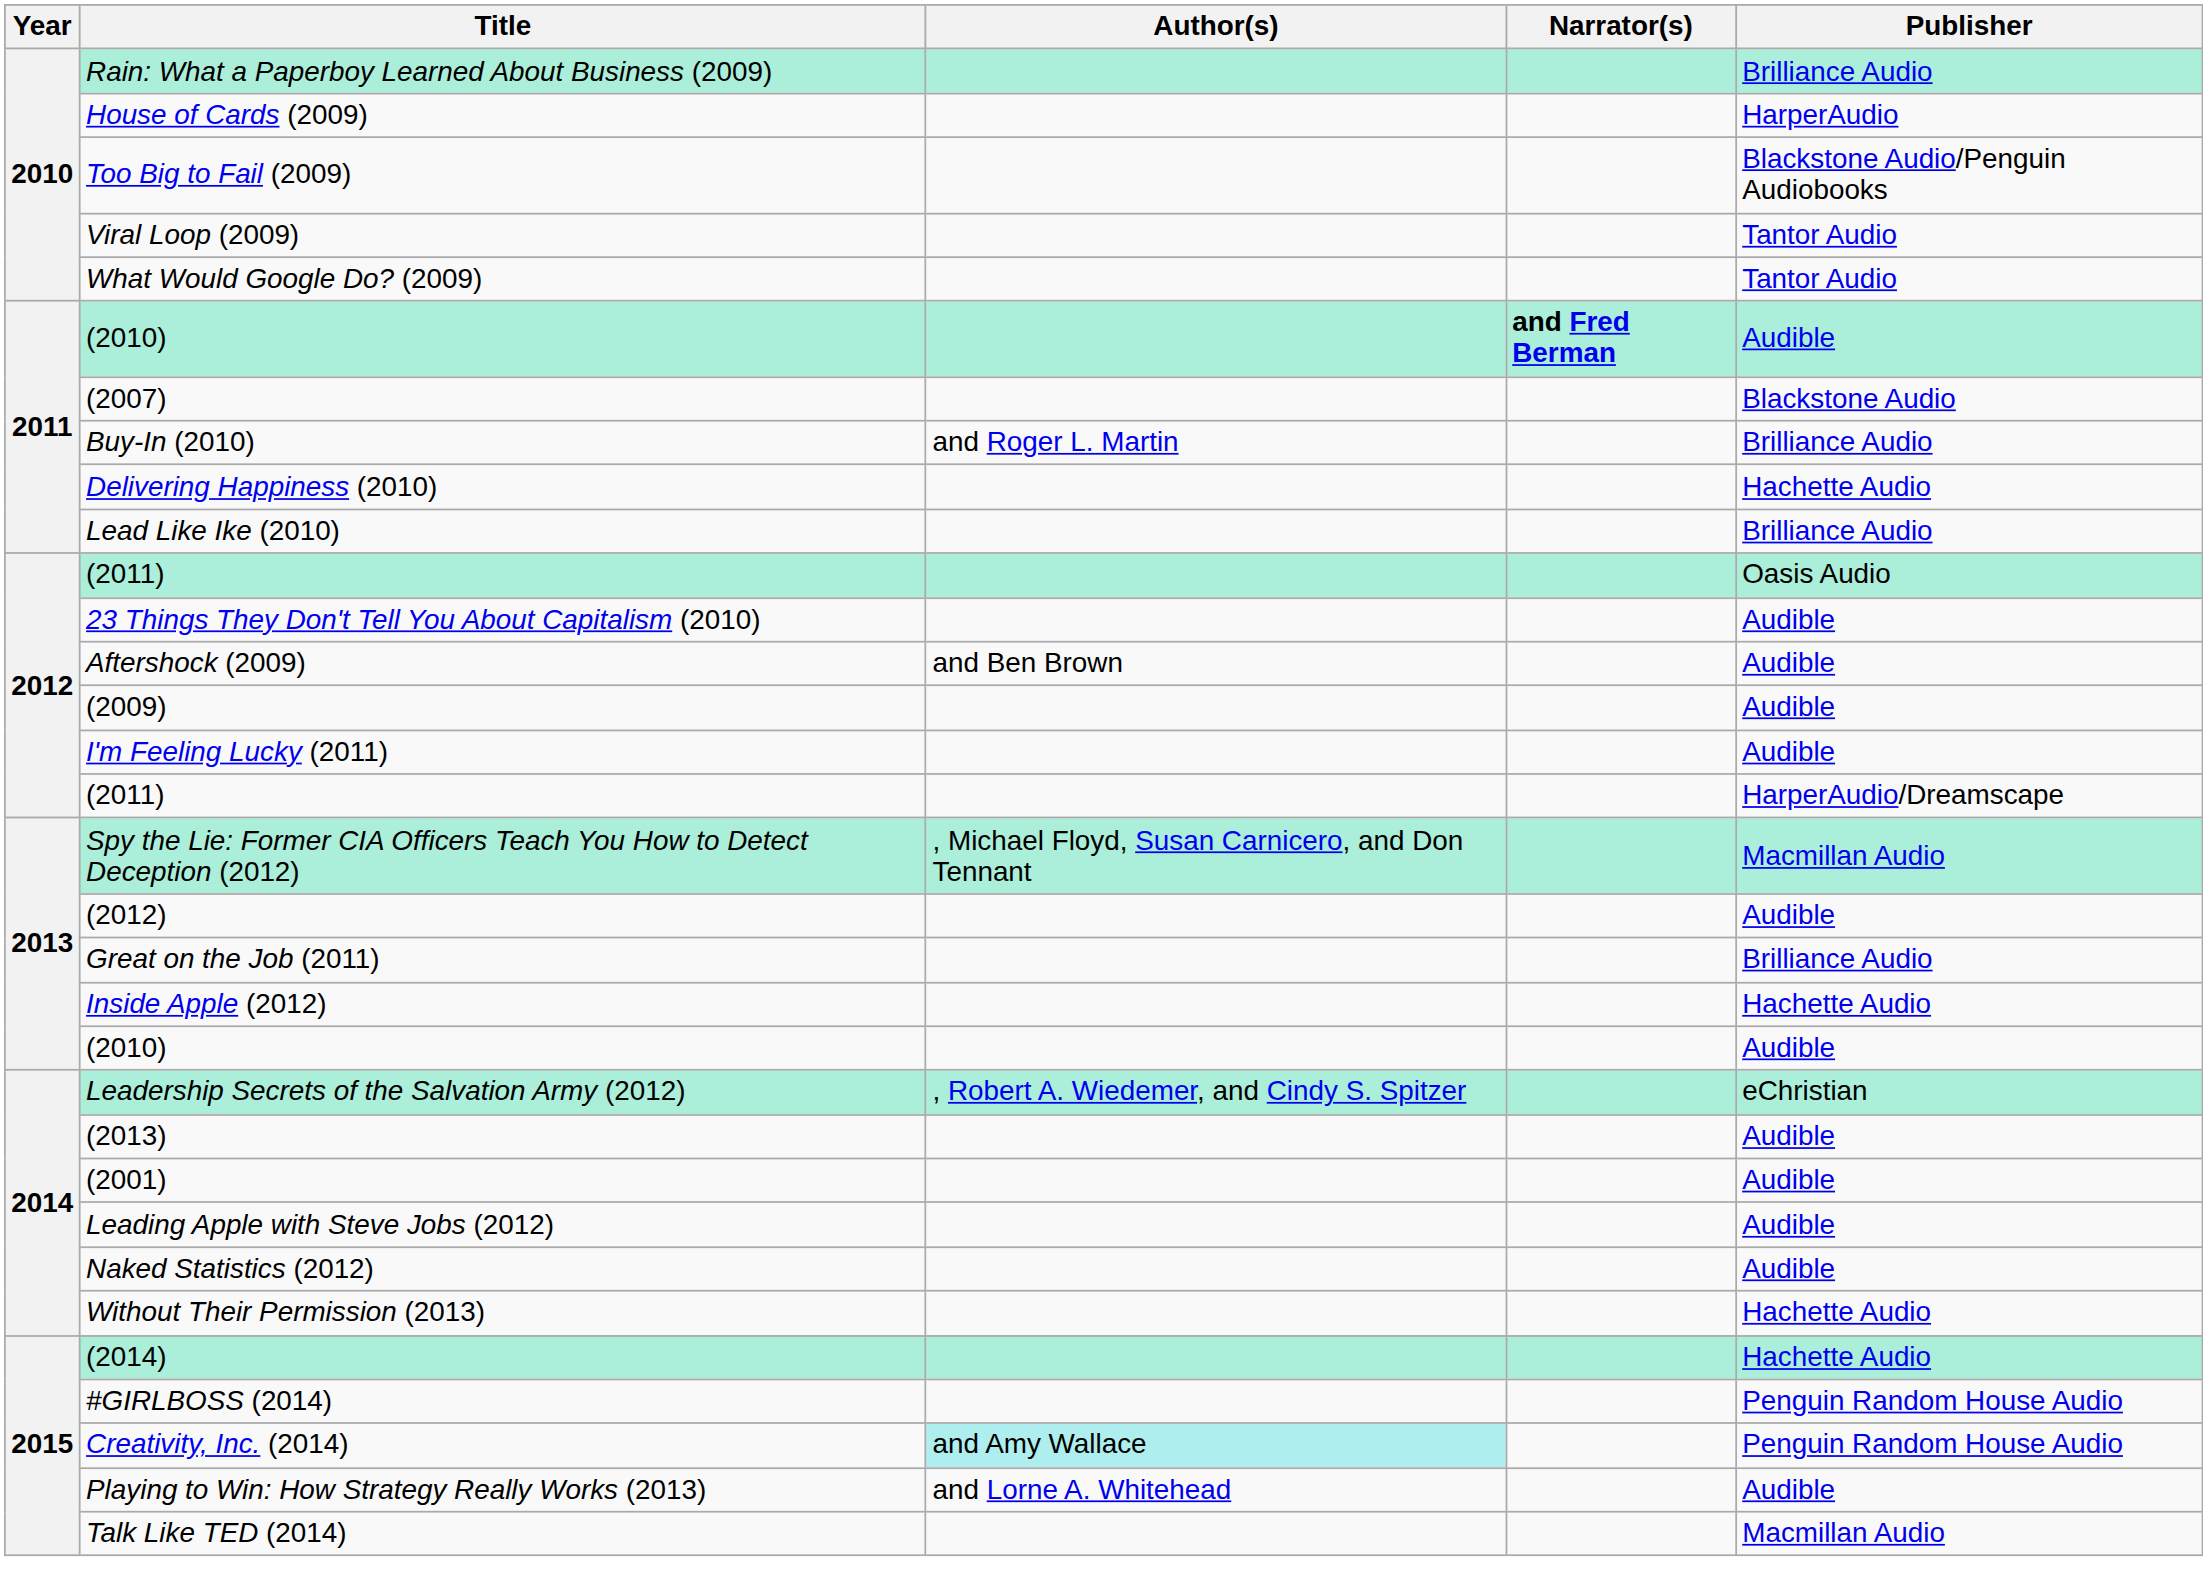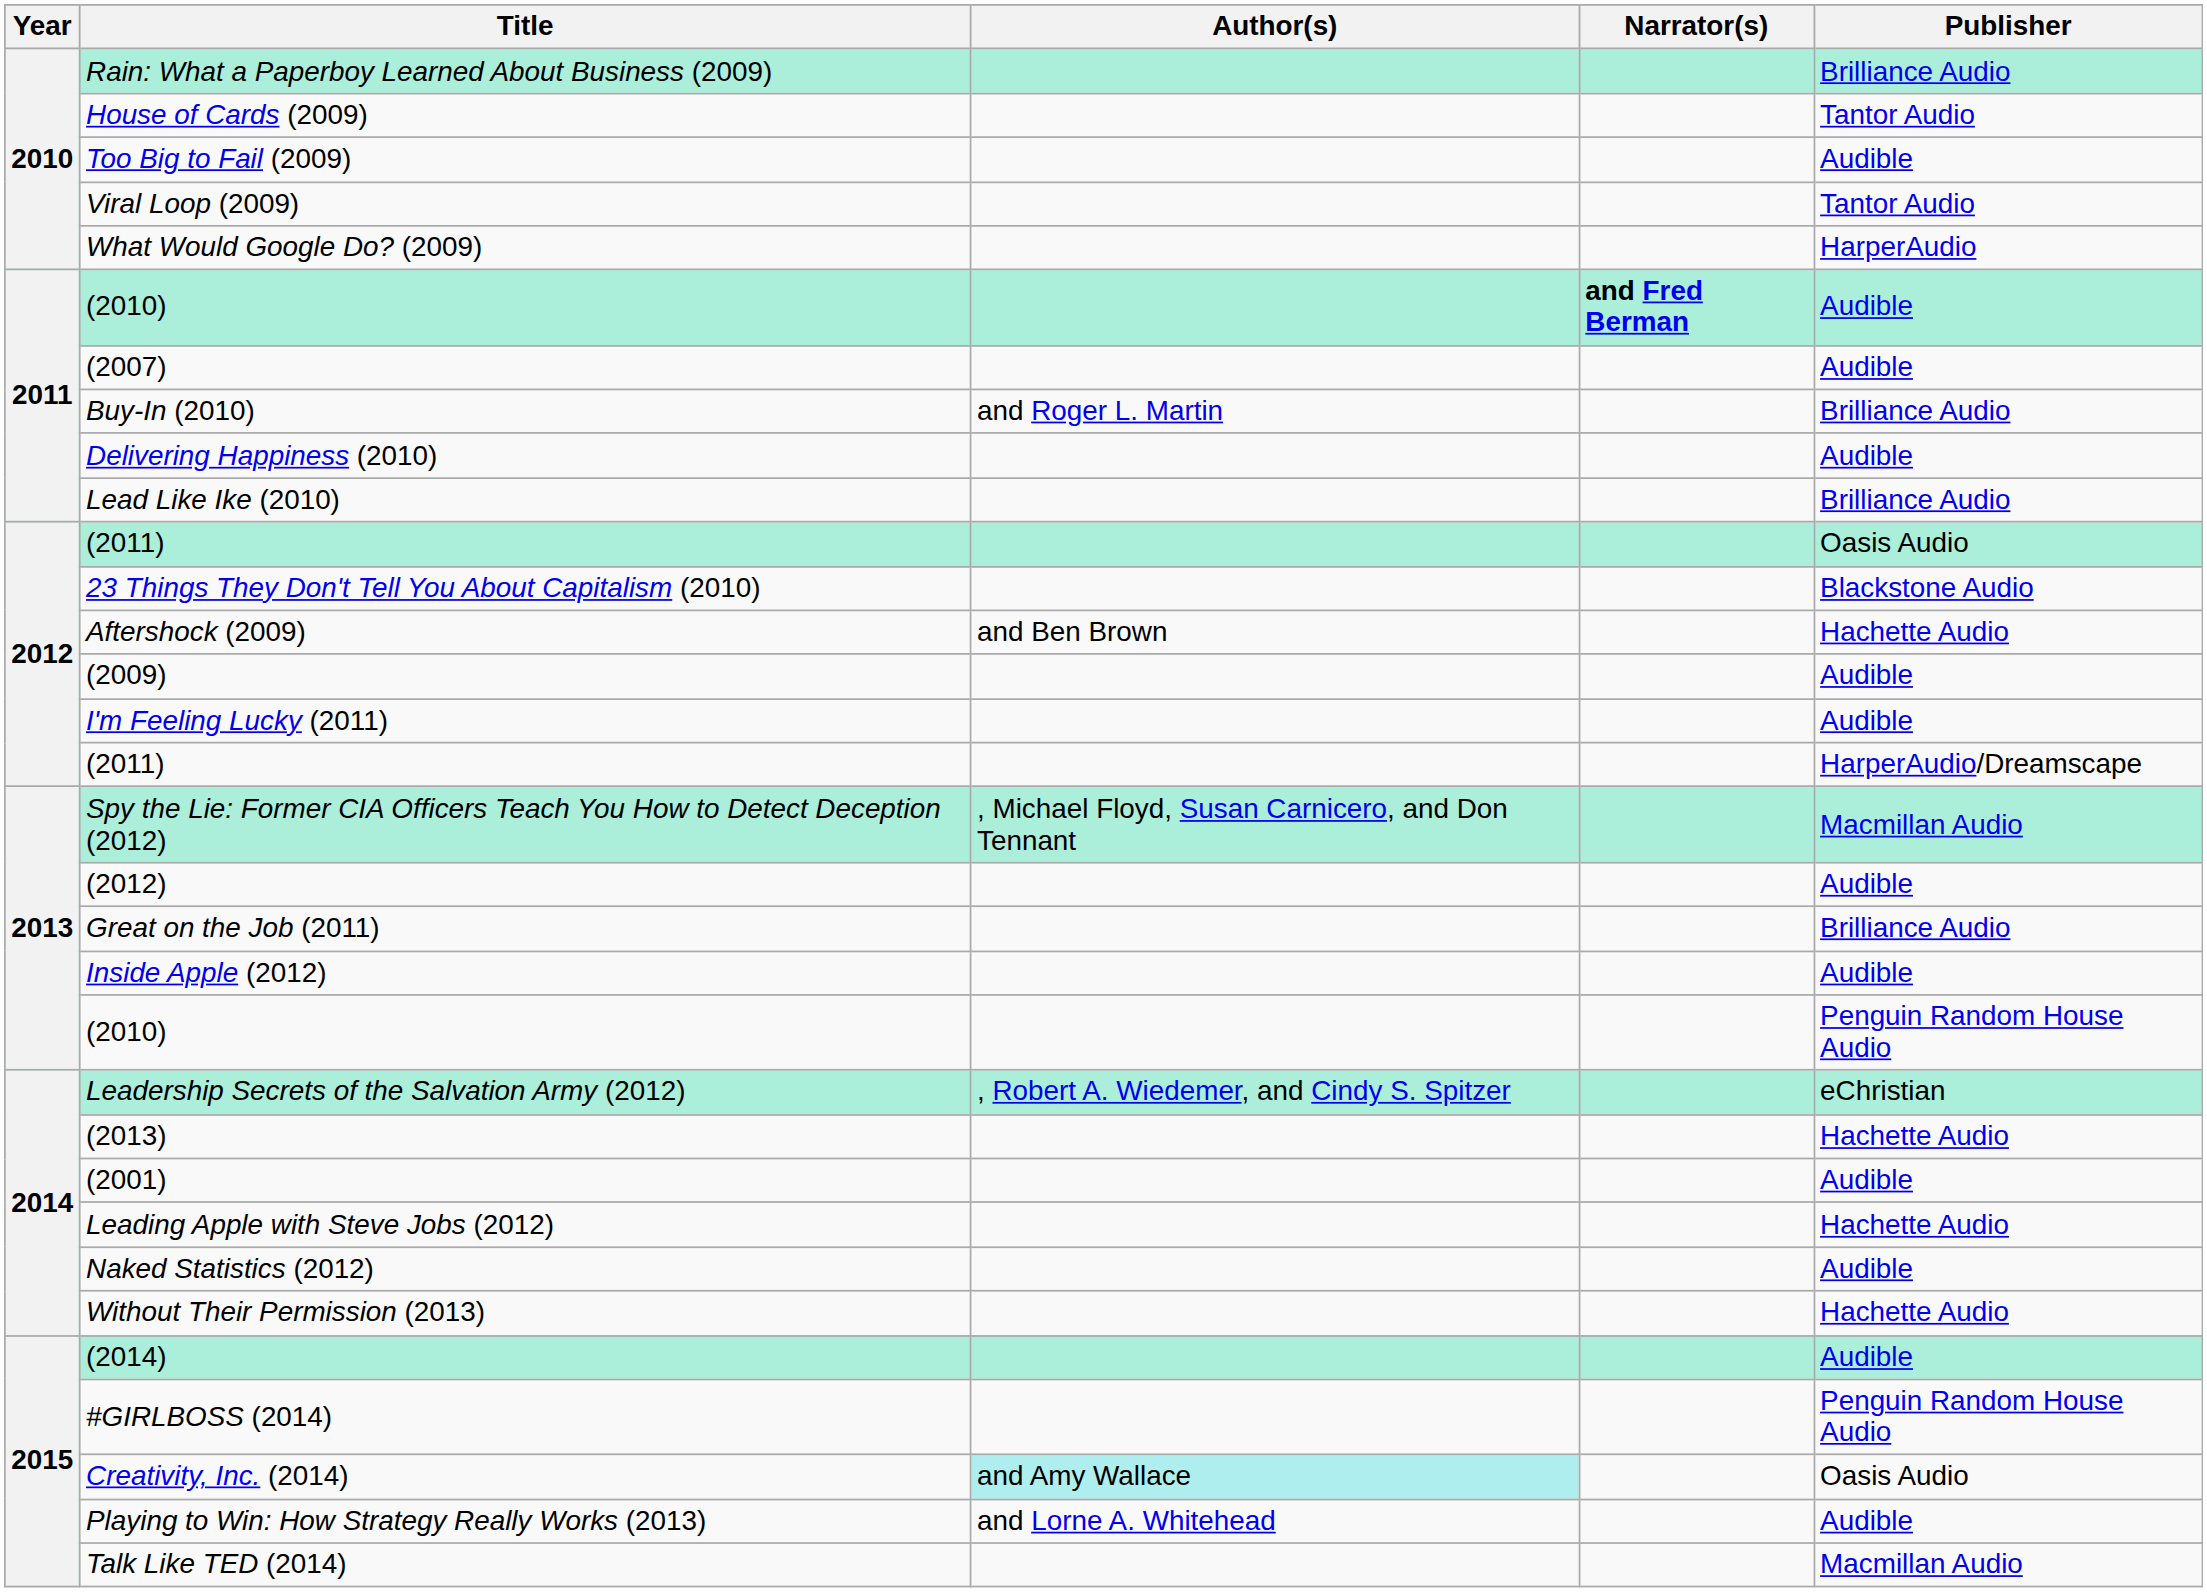(1820, 114) HarperAudio -> (1897, 114) Tantor Audio
(1904, 174) Blackstone Audio/Penguin Audiobooks -> (1867, 159) Audible
(1820, 278) Tantor Audio -> (1898, 247) HarperAudio
(1849, 398) Blackstone Audio -> (1867, 366) Audible
(1837, 486) Hachette Audio -> (1867, 455) Audible
(1789, 619) Audible -> (1927, 587) Blackstone Audio
(1789, 663) Audible -> (1915, 631) Hachette Audio
(1837, 1003) Hachette Audio -> (1867, 972) Audible
(1789, 1047) Audible -> (1972, 1032) Penguin Random House Audio
(1789, 1136) Audible -> (1915, 1136) Hachette Audio
(1789, 1224) Audible -> (1915, 1224) Hachette Audio
(1837, 1356) Hachette Audio -> (1867, 1356) Audible
(1933, 1445) Penguin Random House Audio -> (1894, 1476) Oasis Audio
